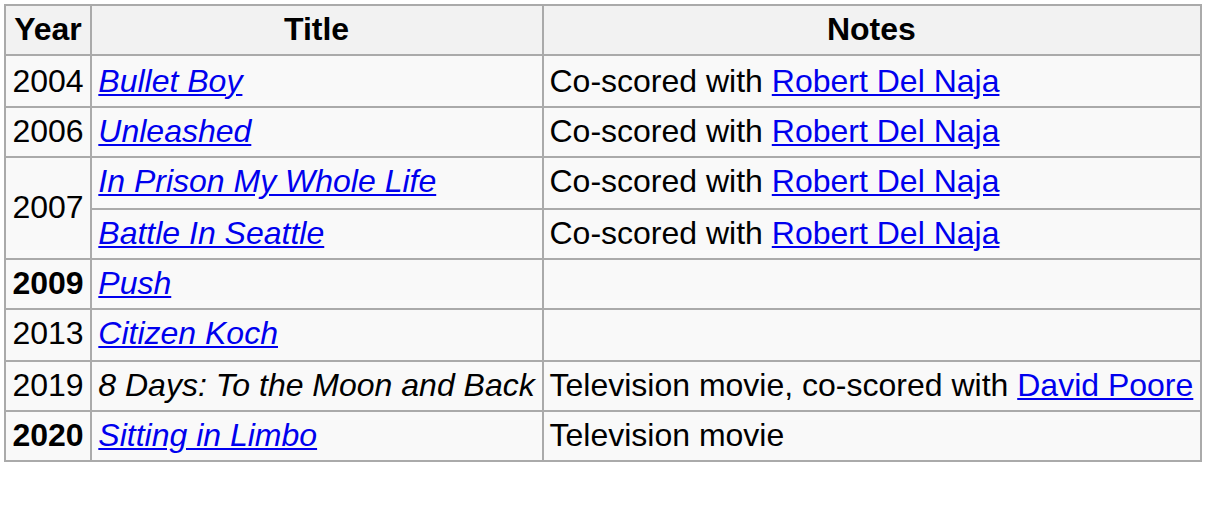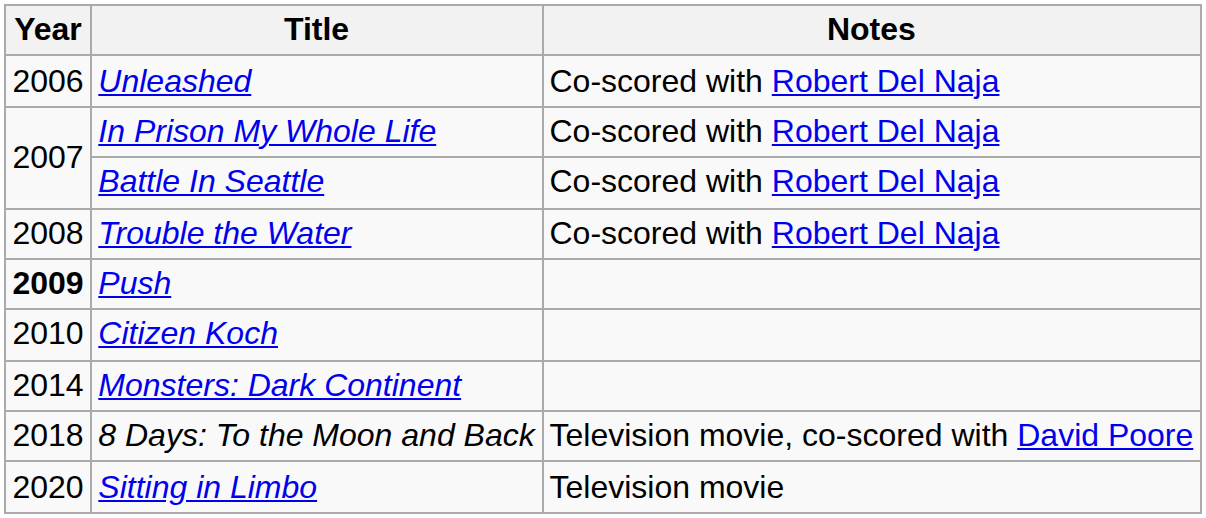- row: (170, 80)
+ row: (225, 232)
(48, 334) 2013 -> (48, 334) 2010
+ row: (280, 385)
(48, 385) 2019 -> (48, 435) 2018
(48, 435) bold -> (48, 486) normal
